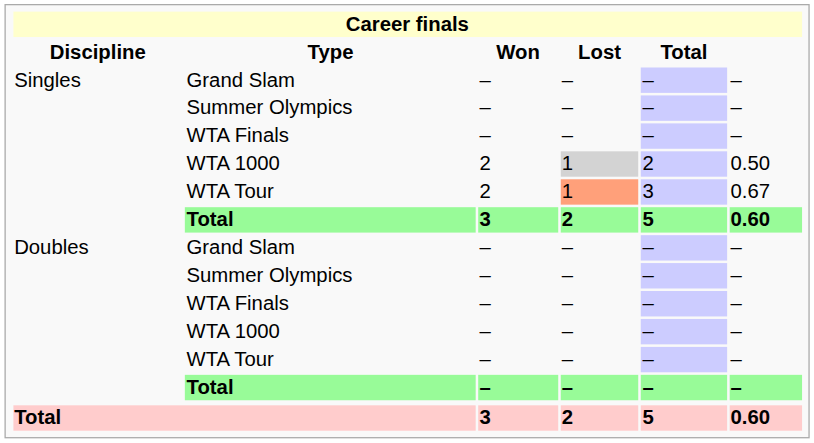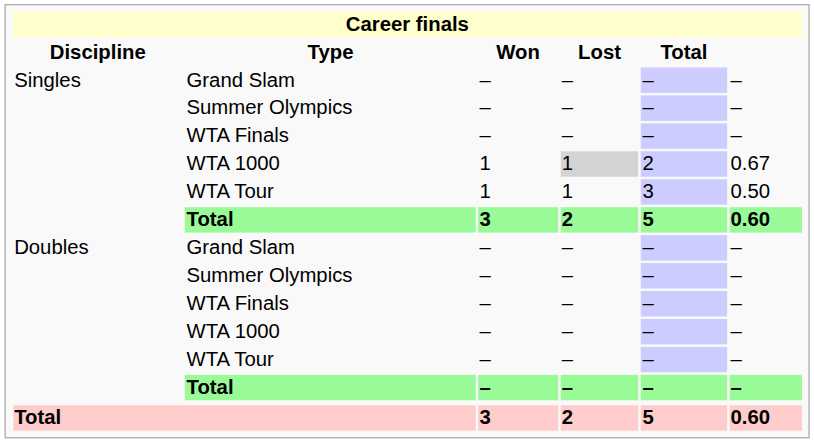(485, 164) 2 -> (485, 164) 1
(750, 164) 0.50 -> (750, 164) 0.67
(485, 192) 2 -> (485, 192) 1
(567, 192) lightsalmon background -> (567, 192) no background
(750, 192) 0.67 -> (750, 192) 0.50
